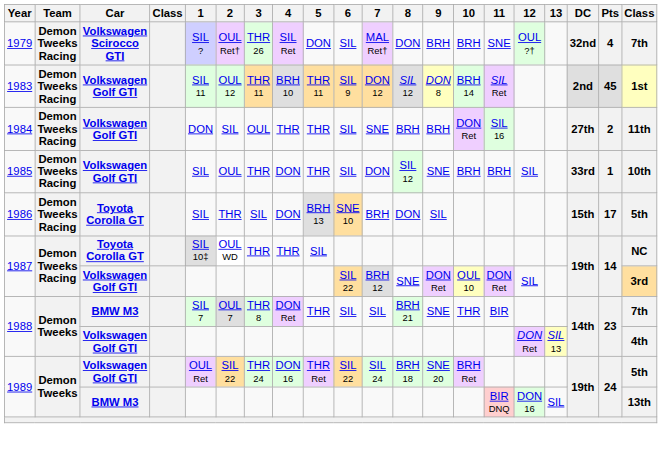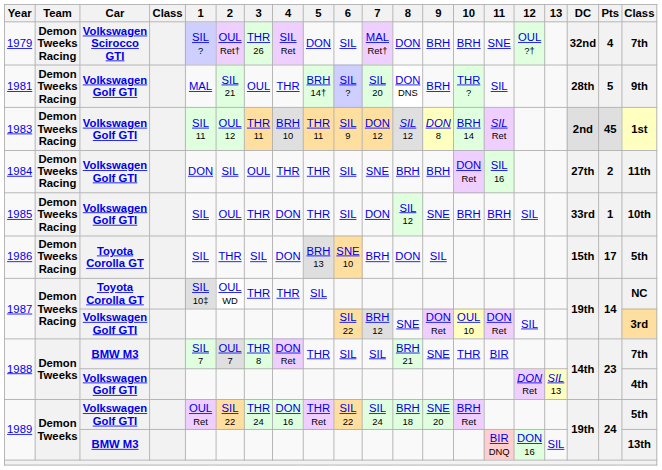+ row: (20, 86)
